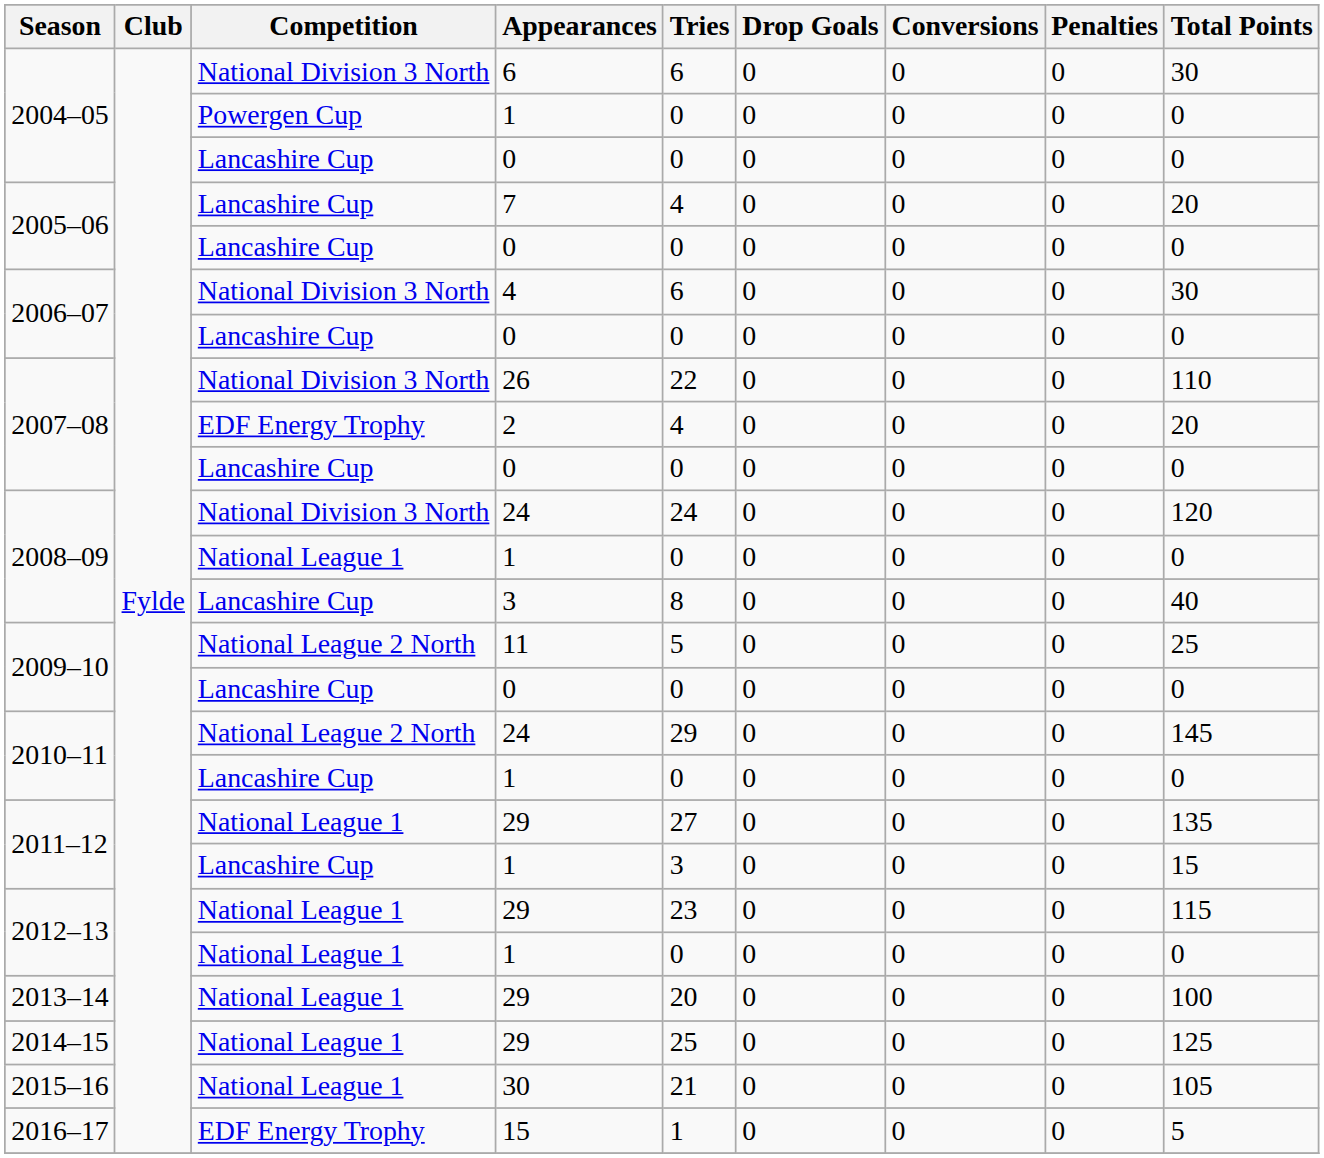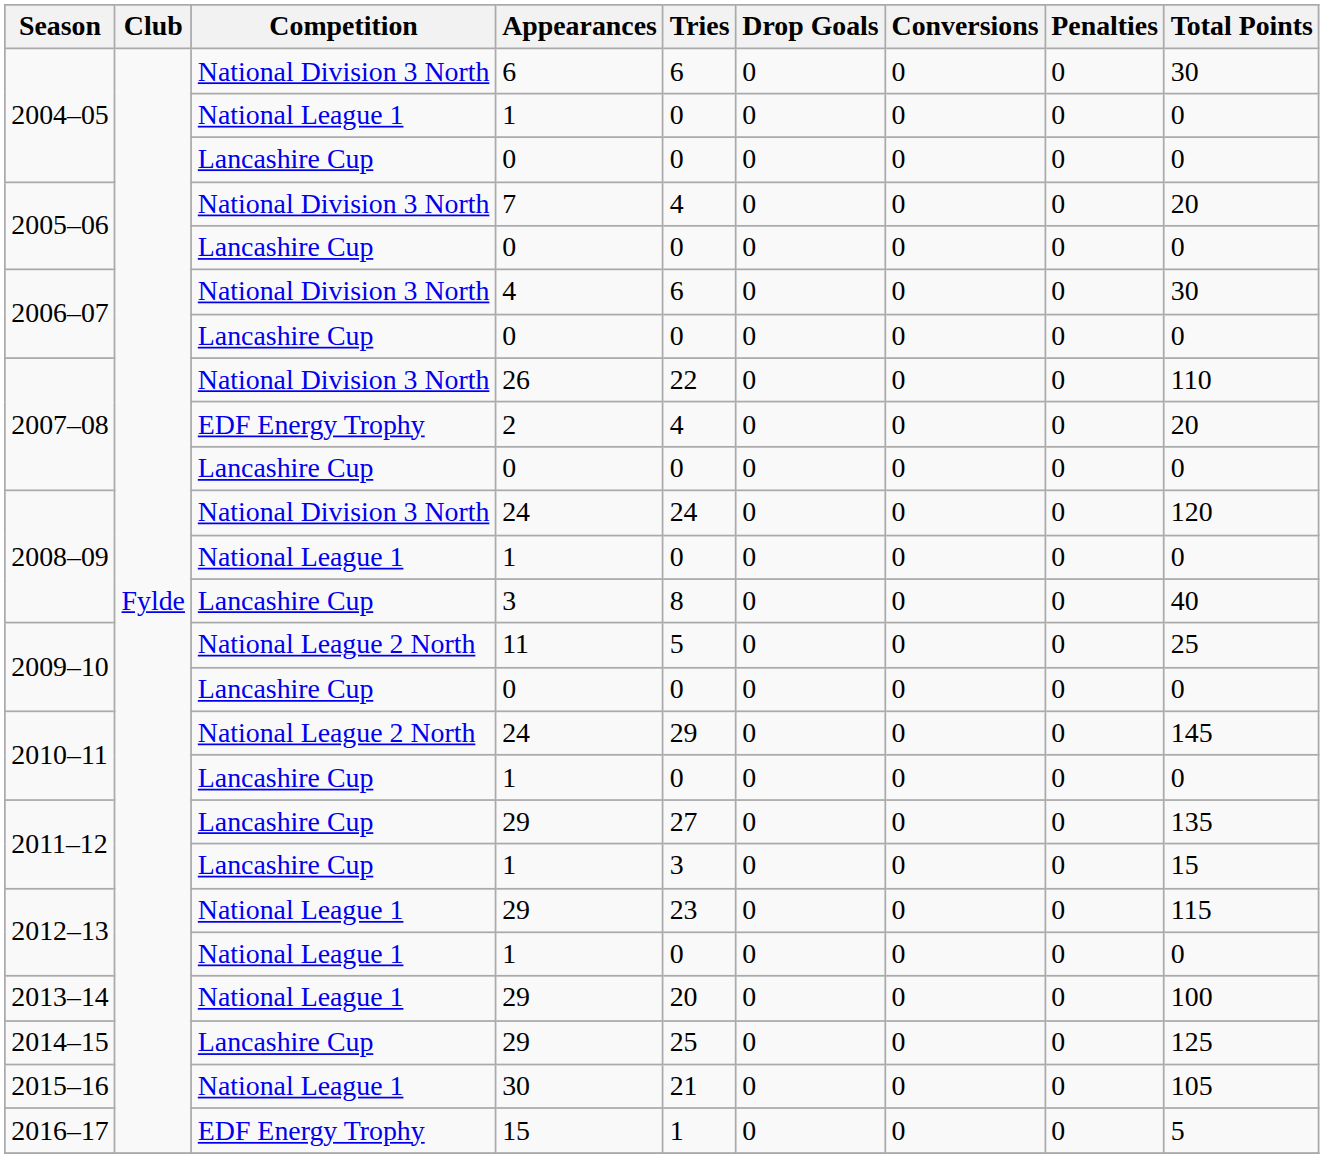(280, 114) Powergen Cup -> (301, 114) National League 1
(286, 203) Lancashire Cup -> (344, 203) National Division 3 North
(301, 821) National League 1 -> (286, 821) Lancashire Cup
(301, 1042) National League 1 -> (286, 1042) Lancashire Cup
